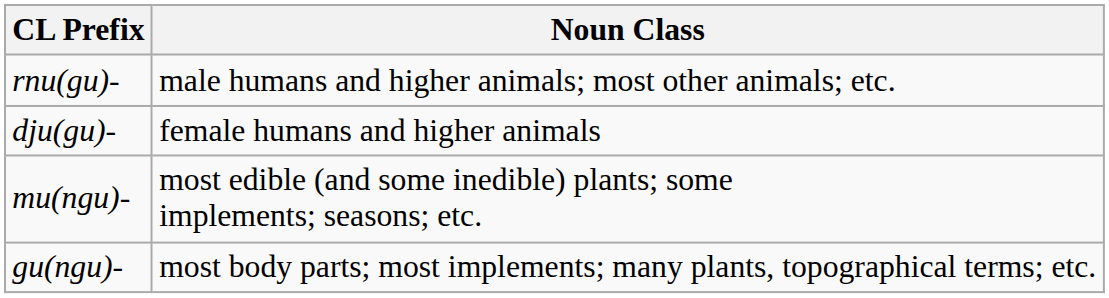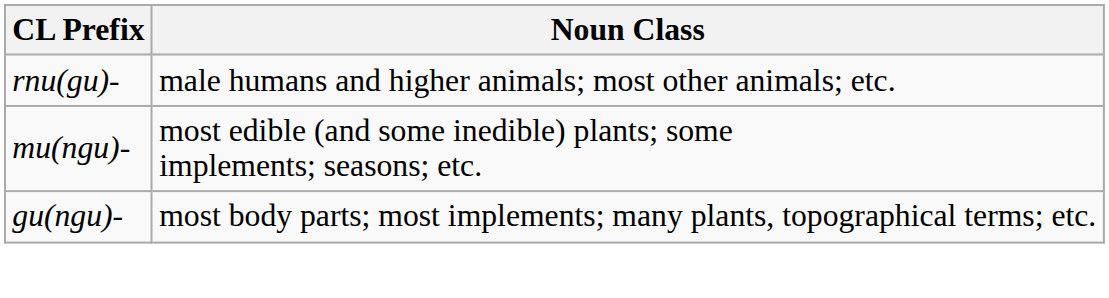- row: (64, 130)
